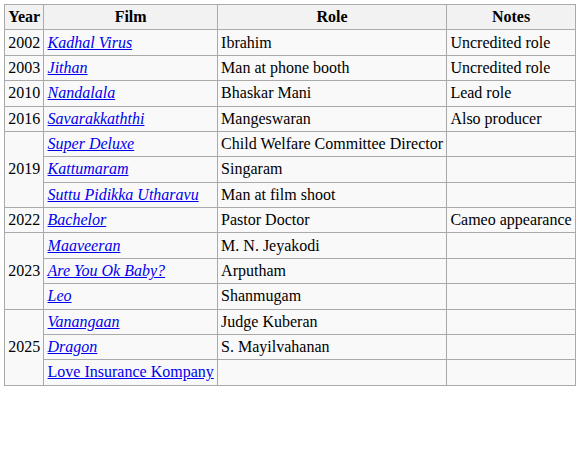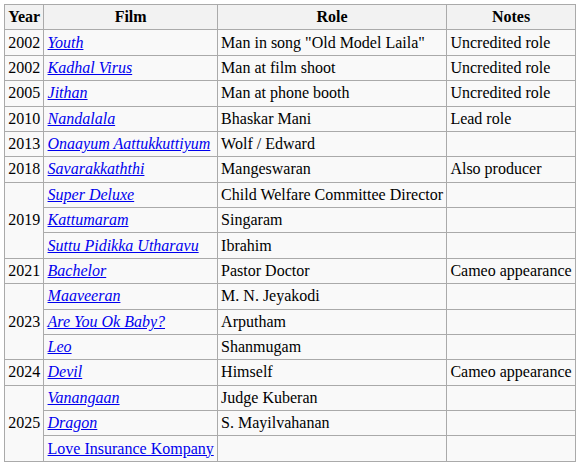+ row: (66, 42)
(246, 42) Ibrahim -> (278, 67) Man at film shoot
(24, 67) 2003 -> (24, 93) 2005
+ row: (129, 144)
(24, 118) 2016 -> (24, 169) 2018
(278, 194) Man at film shoot -> (246, 245) Ibrahim
(24, 220) 2022 -> (24, 270) 2021
+ row: (65, 372)
